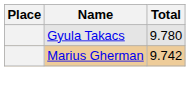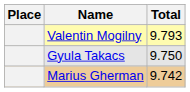+ row: (94, 35)
(166, 35) 9.780 -> (166, 55) 9.750
